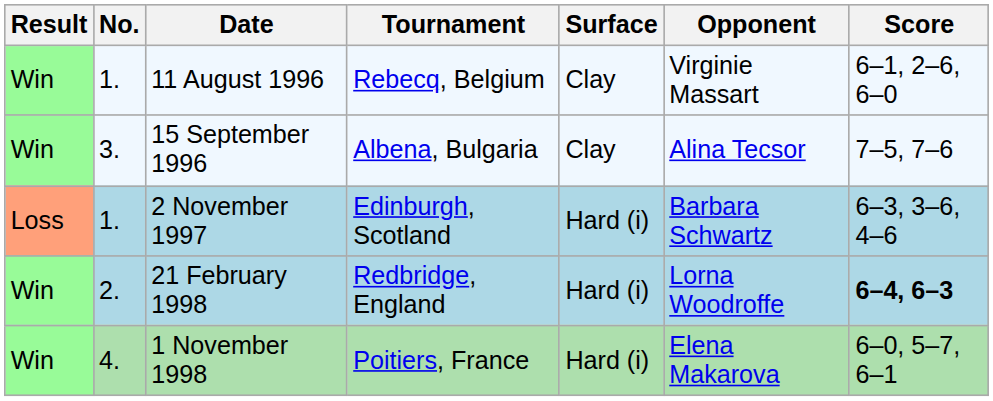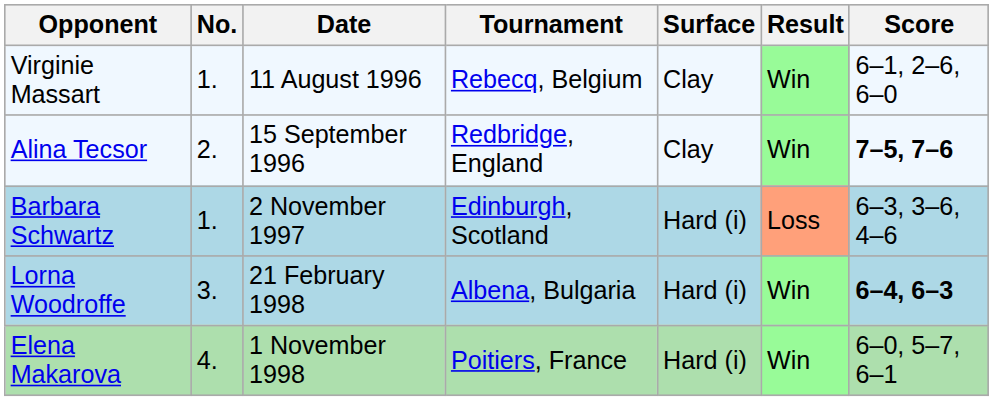columns swapped: (49, 24) <-> (757, 24)
(110, 149) 3. -> (207, 149) 2.
(445, 149) Albena, Bulgaria -> (512, 149) Redbridge, England
(904, 149) normal -> (904, 149) bold
(110, 289) 2. -> (207, 289) 3.
(415, 289) Redbridge, England -> (543, 289) Albena, Bulgaria
